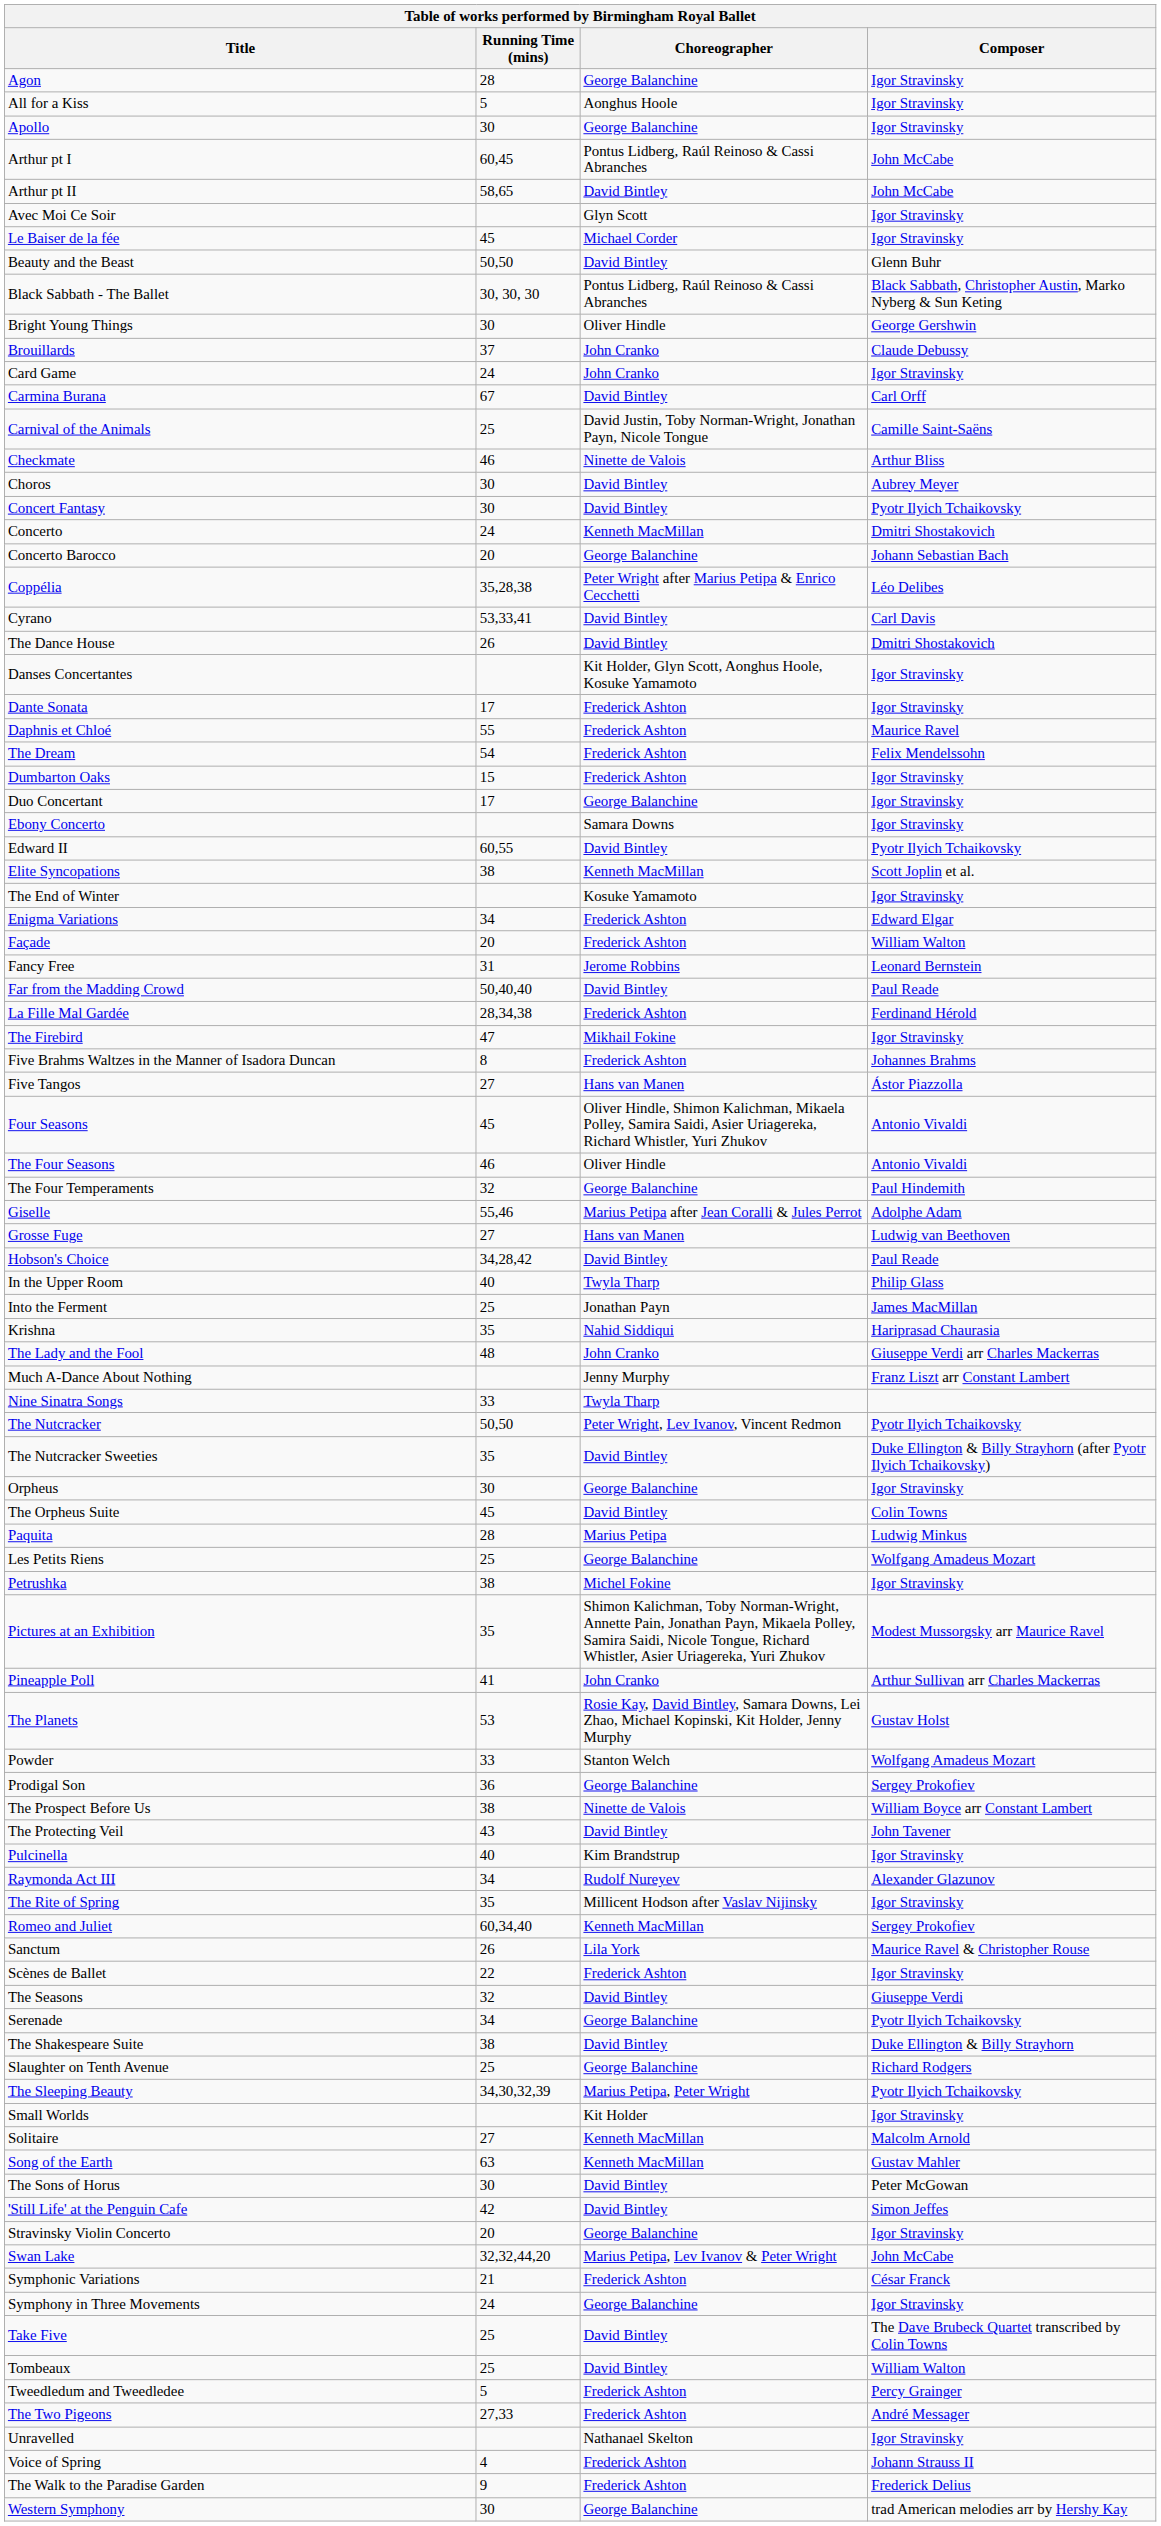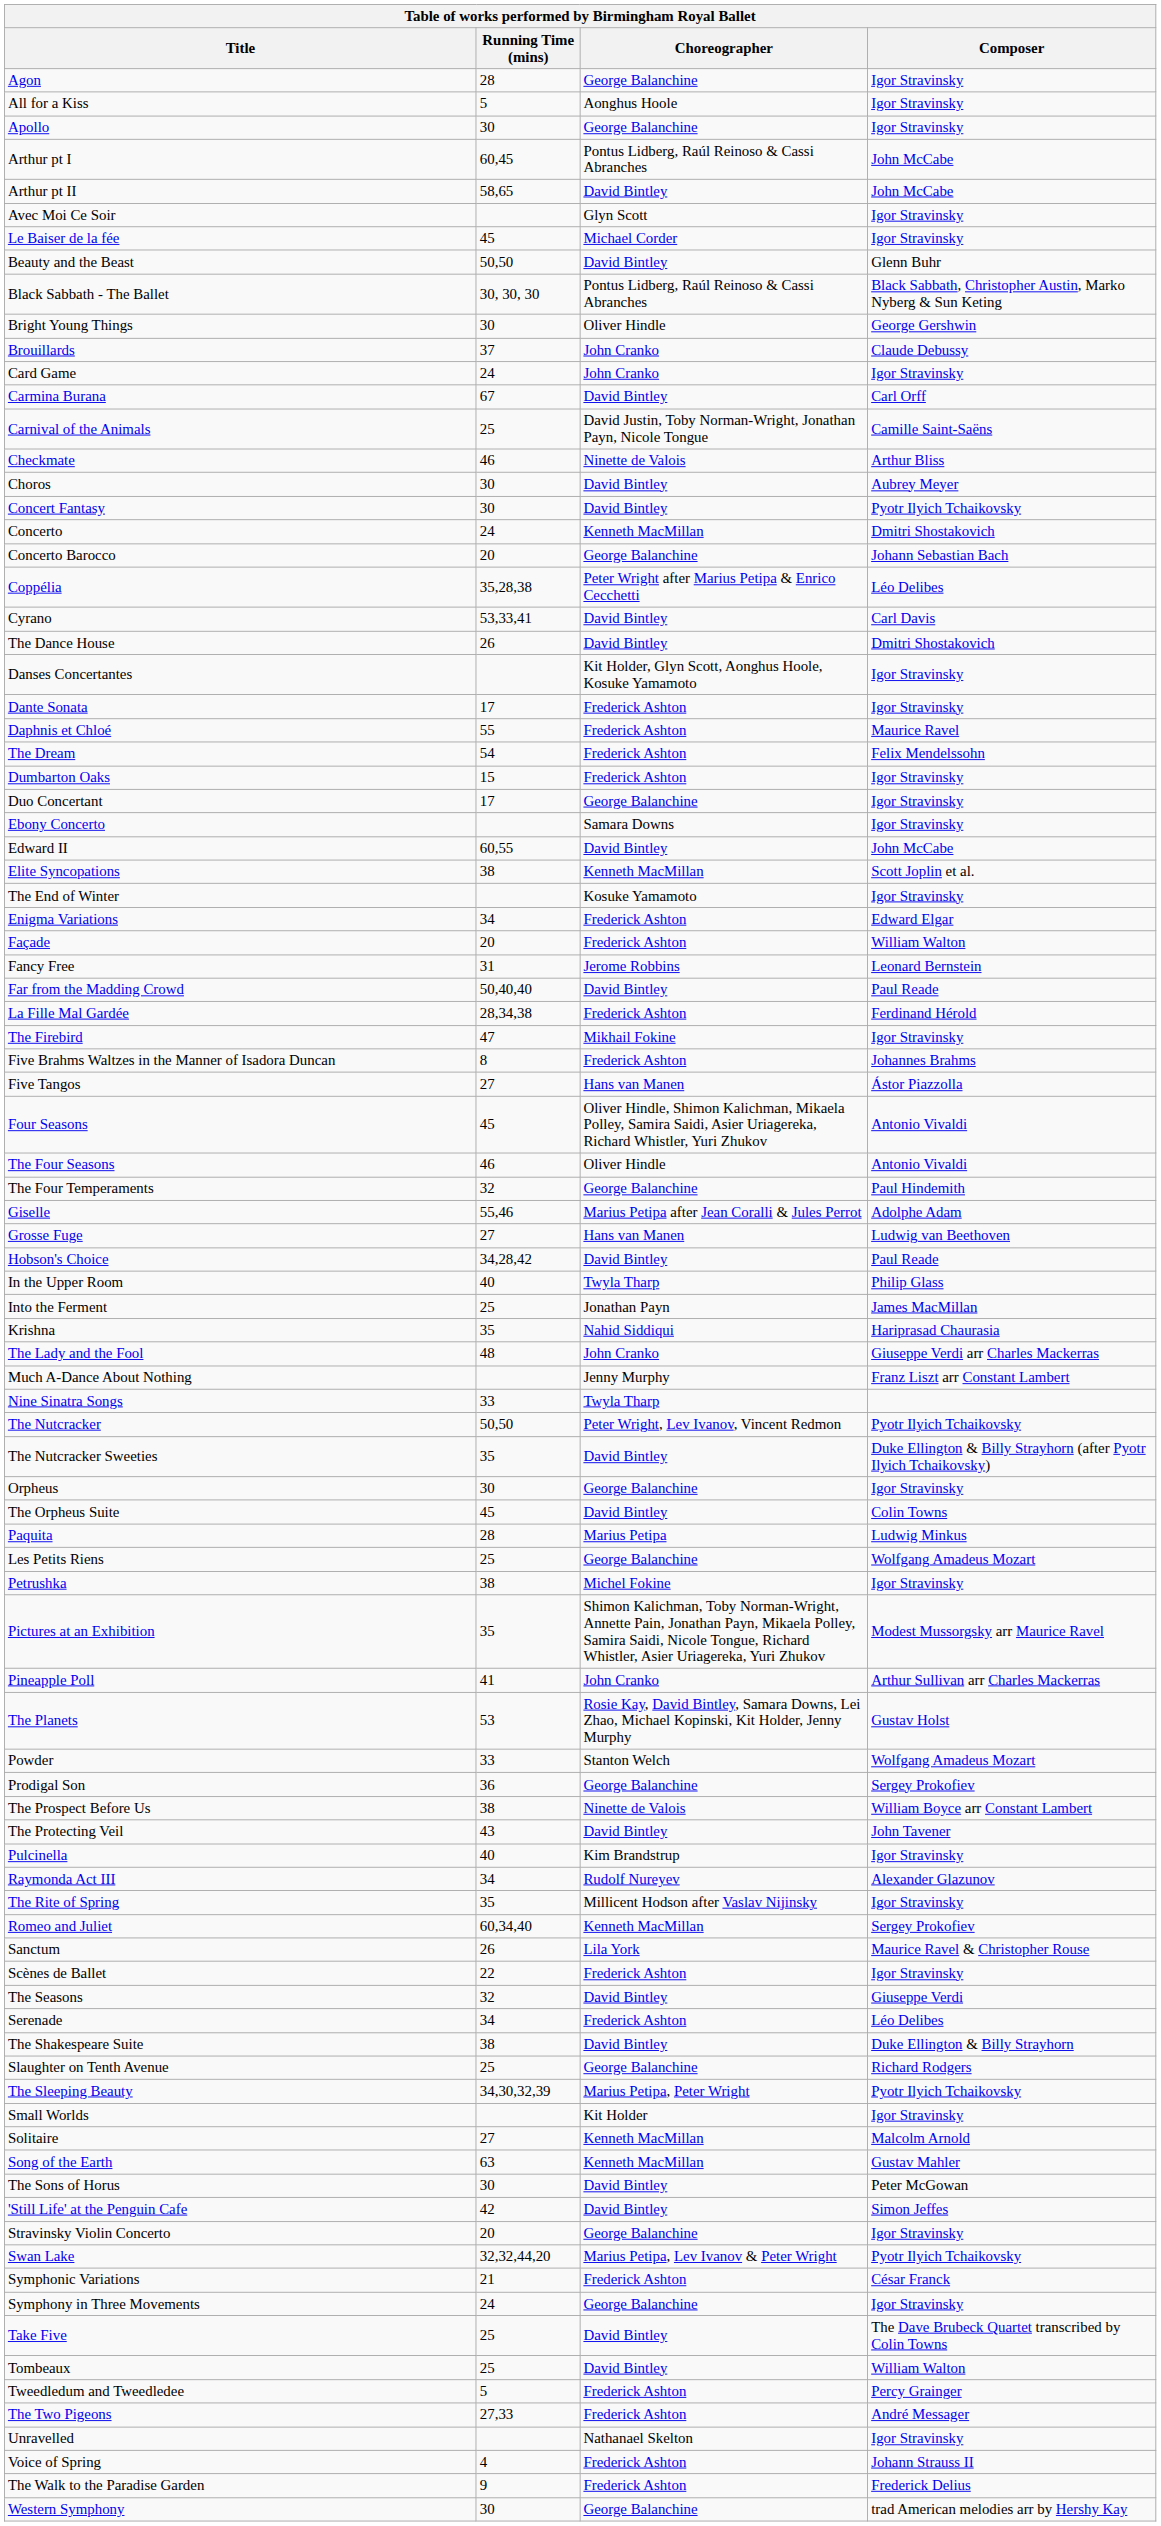(946, 848) Pyotr Ilyich Tchaikovsky -> (912, 848) John McCabe
(641, 2020) George Balanchine -> (635, 2020) Frederick Ashton
(946, 2020) Pyotr Ilyich Tchaikovsky -> (907, 2020) Léo Delibes
(912, 2256) John McCabe -> (946, 2256) Pyotr Ilyich Tchaikovsky
